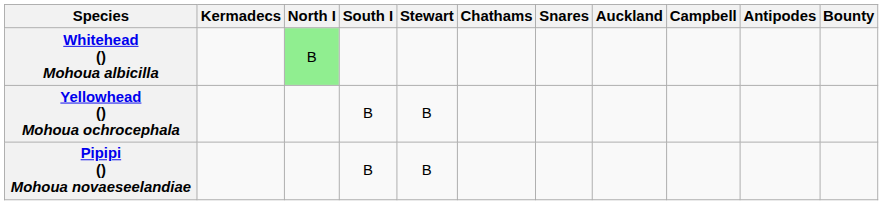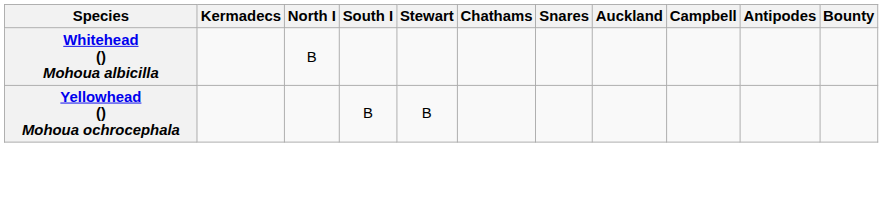(312, 56) lightgreen background -> (312, 56) no background
- row: (101, 170)
